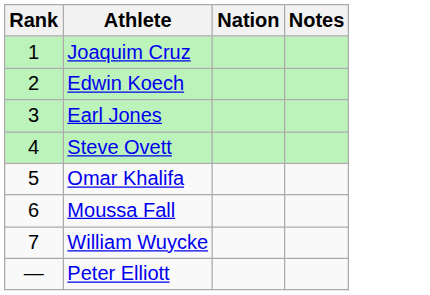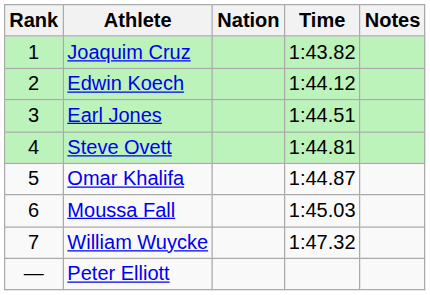+ column: (322, 20)
